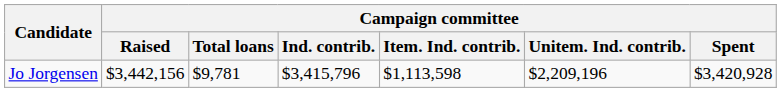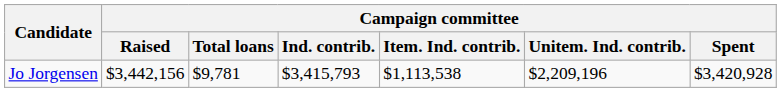(321, 73) $3,415,796 -> (321, 73) $3,415,793
(422, 73) $1,113,598 -> (422, 73) $1,113,538
